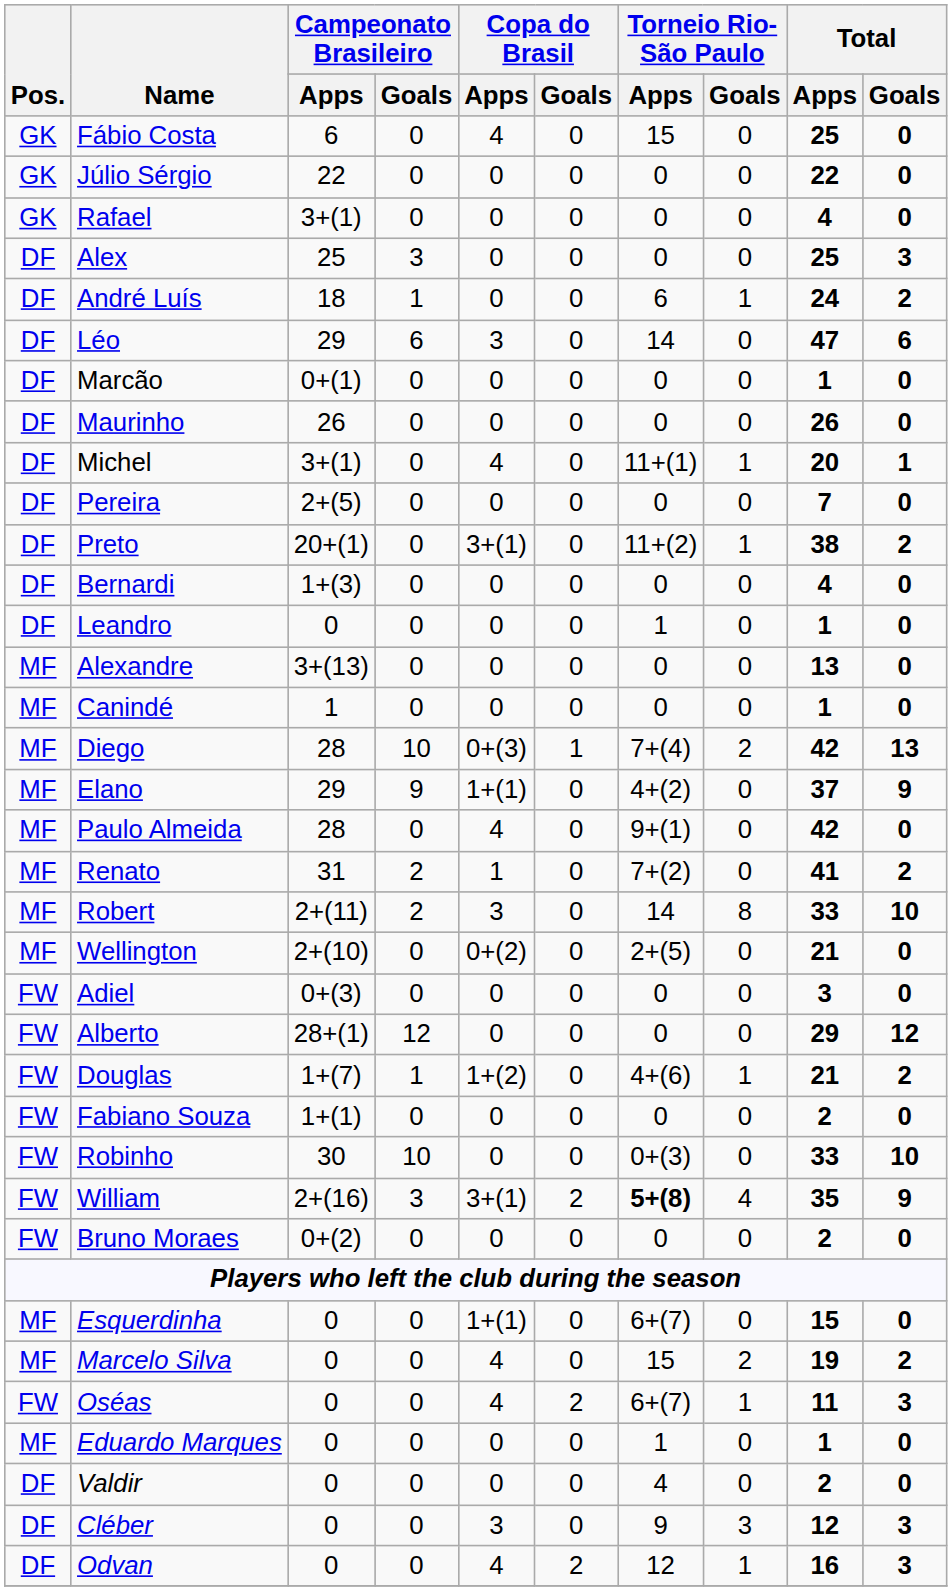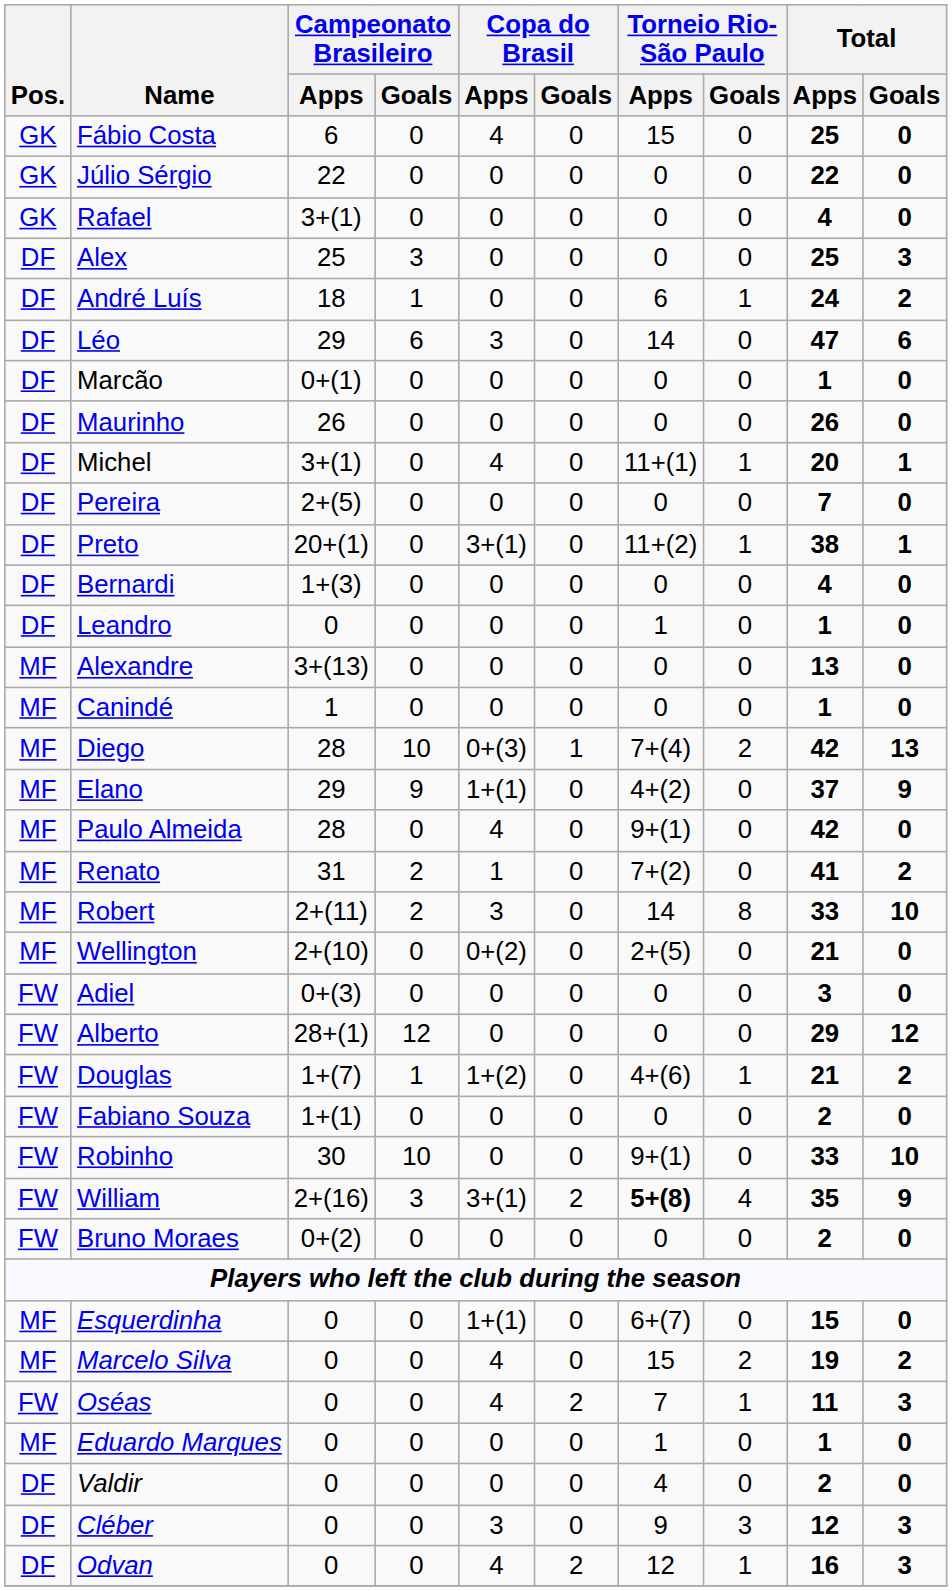(905, 544) 2 -> (905, 544) 1
(661, 1156) 0+(3) -> (661, 1156) 9+(1)
(661, 1402) 6+(7) -> (661, 1402) 7
